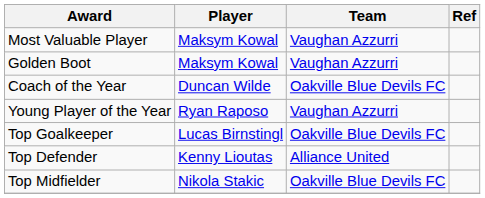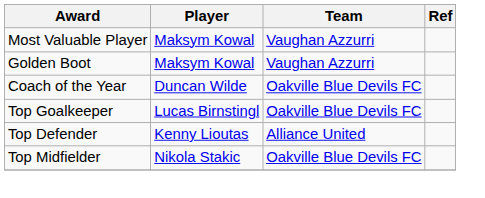- row: (90, 110)
